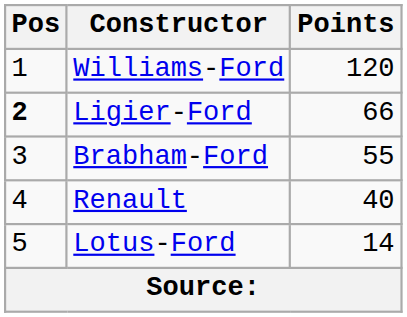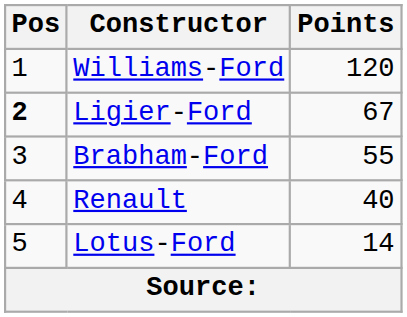(378, 115) 66 -> (378, 115) 67
